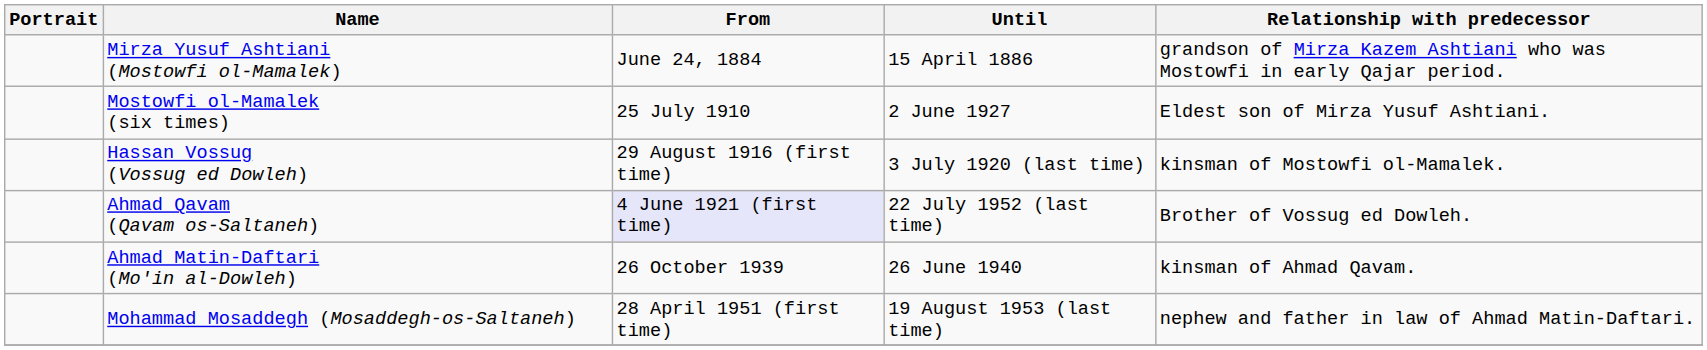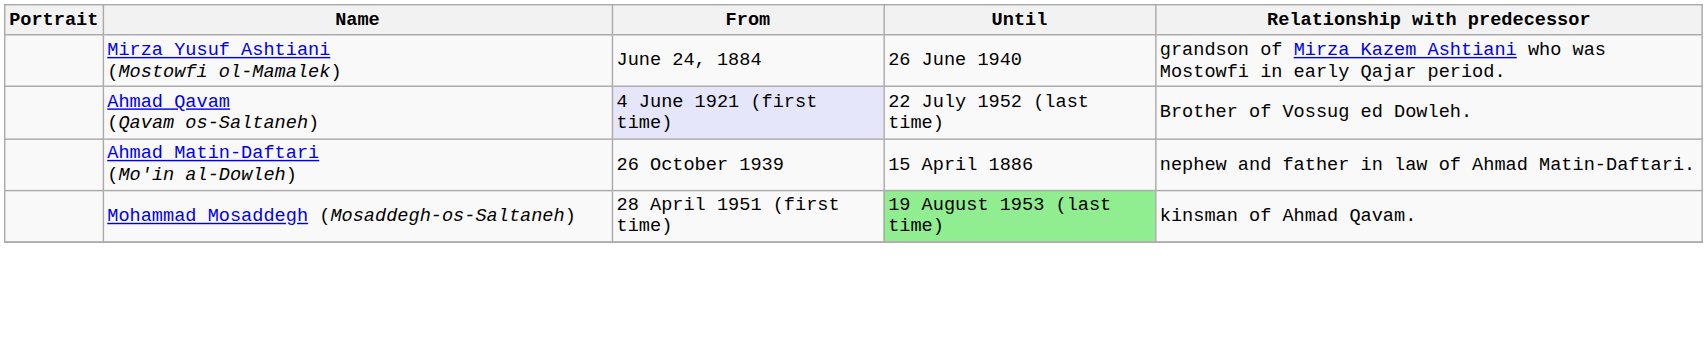(961, 61) 15 April 1886 -> (955, 61) 26 June 1940
- row: (213, 113)
- row: (208, 164)
(955, 268) 26 June 1940 -> (961, 164) 15 April 1886
(1288, 268) kinsman of Ahmad Qavam. -> (1427, 164) nephew and father in law of Ahmad Matin-Daftari.
(1000, 320) no background -> (1000, 216) lightgreen background
(1427, 320) nephew and father in law of Ahmad Matin-Daftari. -> (1288, 216) kinsman of Ahmad Qavam.
